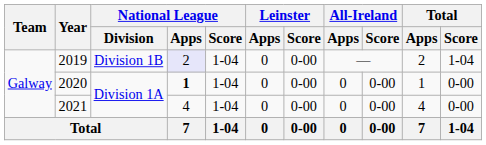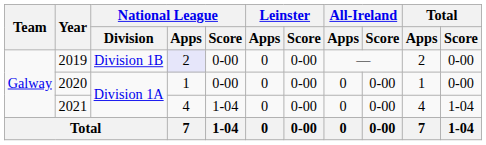(225, 60) 1-04 -> (225, 60) 0-00
(461, 60) 1-04 -> (461, 60) 0-00
(186, 83) bold -> (186, 83) normal
(225, 83) 1-04 -> (225, 83) 0-00
(461, 106) 0-00 -> (461, 106) 1-04
